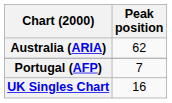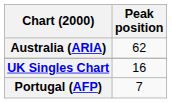rows swapped: (58, 68) <-> (58, 87)
